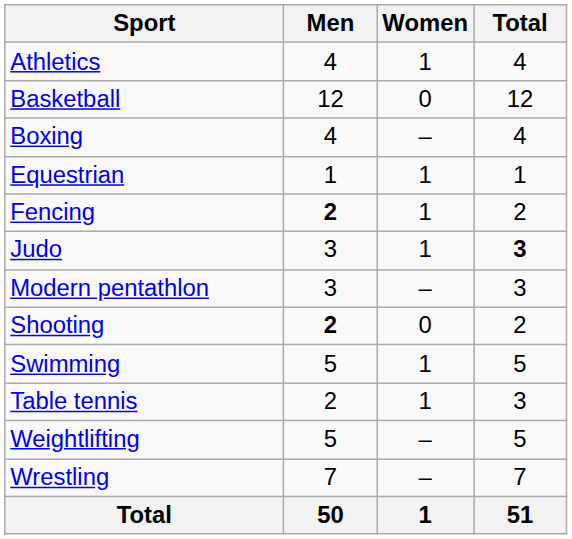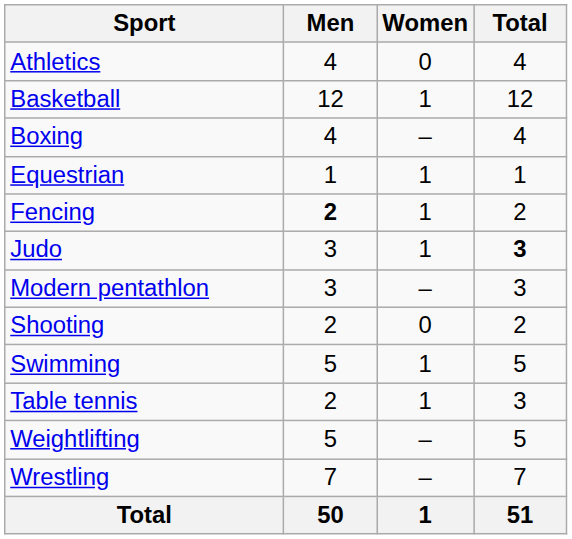(425, 61) 1 -> (425, 61) 0
(425, 99) 0 -> (425, 99) 1
(330, 325) bold -> (330, 325) normal
